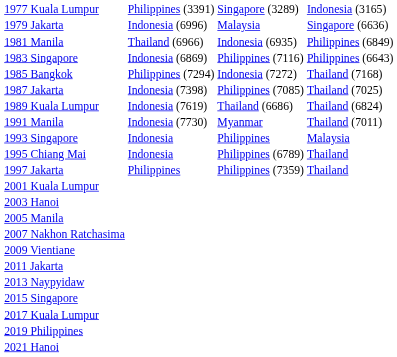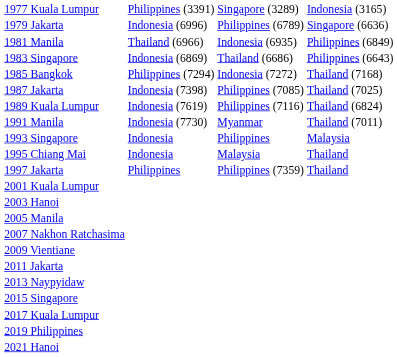(239, 25) Malaysia -> (261, 25) Philippines (6789)
(260, 58) Philippines (7116) -> (255, 58) Thailand (6686)
(255, 106) Thailand (6686) -> (260, 106) Philippines (7116)
(261, 154) Philippines (6789) -> (239, 154) Malaysia
